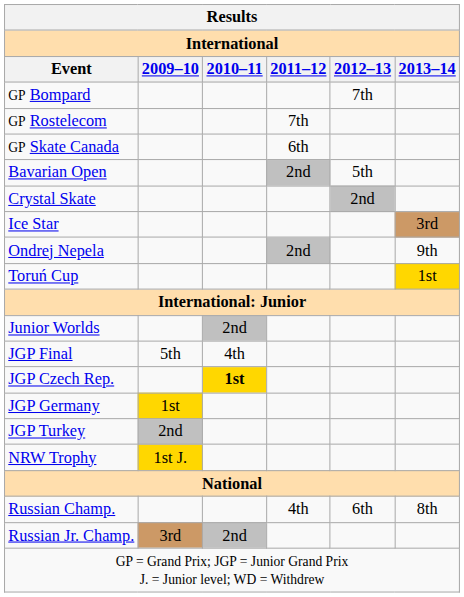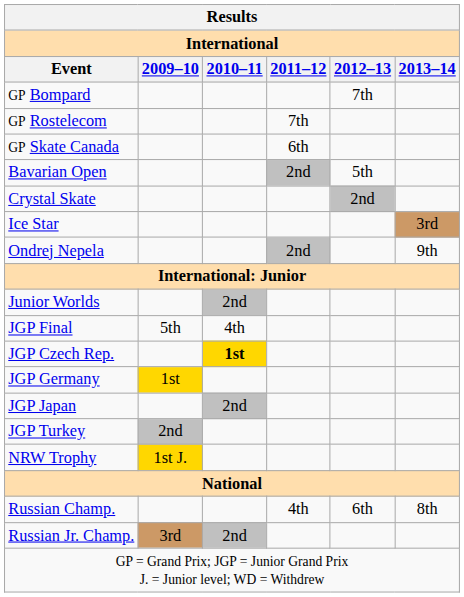- row: (43, 276)
+ row: (42, 405)
